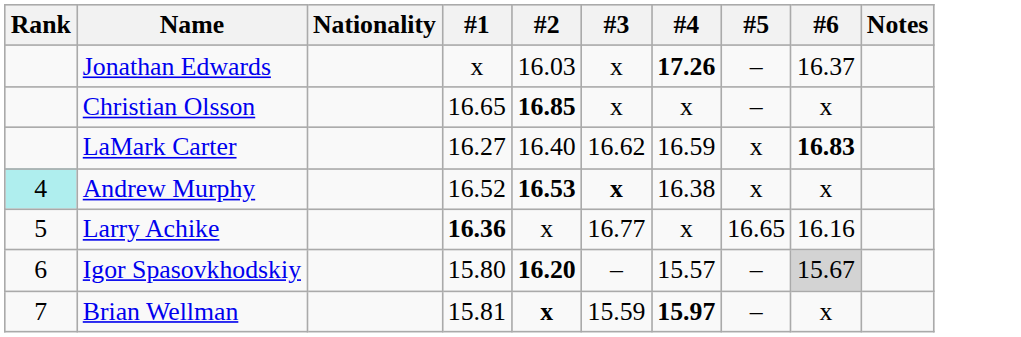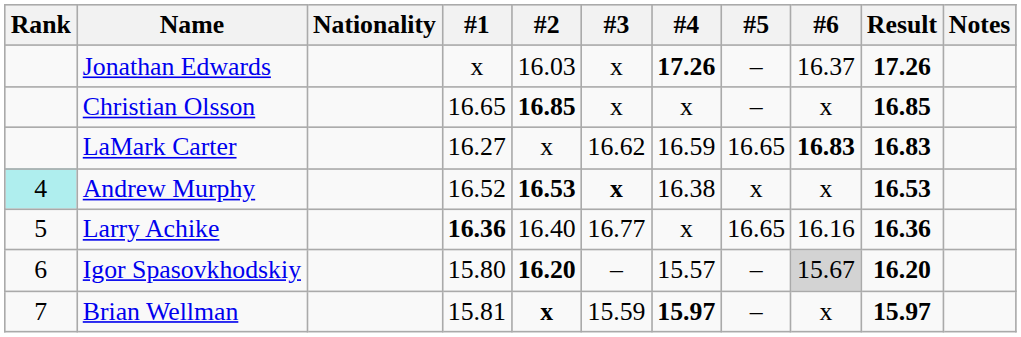+ column: (902, 24)
(547, 147) 16.40 -> (547, 147) x
(756, 147) x -> (756, 147) 16.65
(547, 229) x -> (547, 229) 16.40
